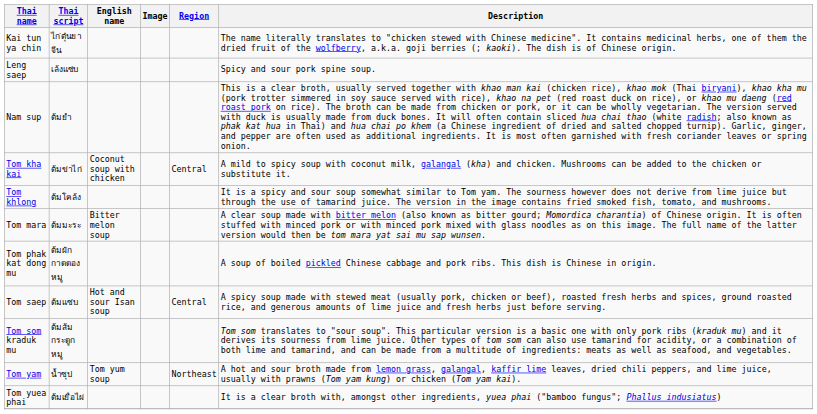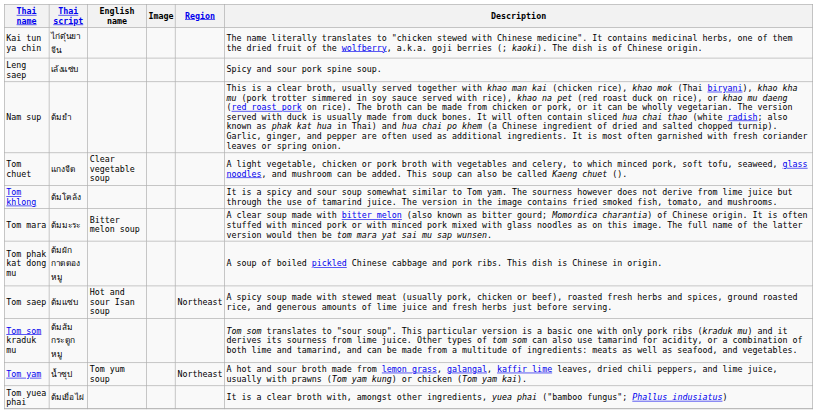+ row: (19, 169)
- row: (24, 169)
(189, 302) Central -> (200, 302) Northeast
